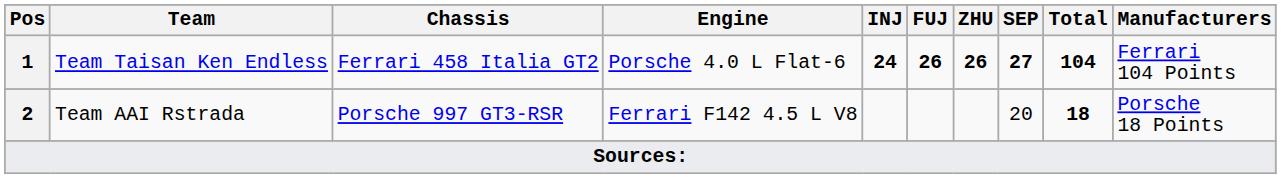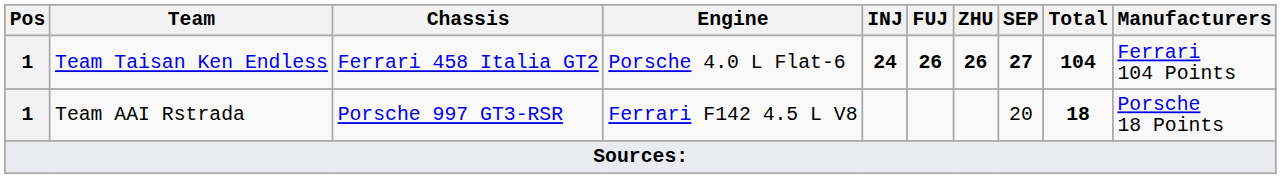(28, 115) 2 -> (28, 115) 1
